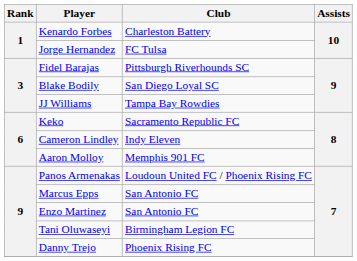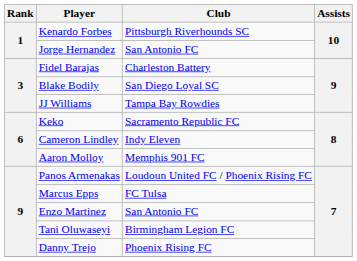(168, 31) Charleston Battery -> (187, 31) Pittsburgh Riverhounds SC
(146, 49) FC Tulsa -> (162, 49) San Antonio FC
(187, 67) Pittsburgh Riverhounds SC -> (168, 67) Charleston Battery
(162, 193) San Antonio FC -> (146, 193) FC Tulsa
